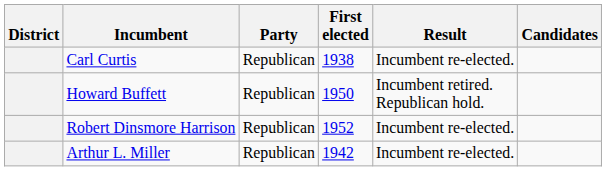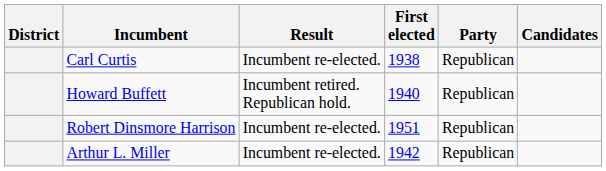columns swapped: (279, 34) <-> (445, 34)
(338, 94) 1950 -> (404, 94) 1940
(338, 128) 1952 -> (404, 128) 1951
